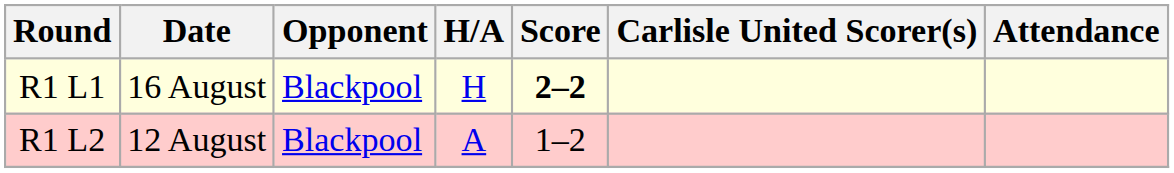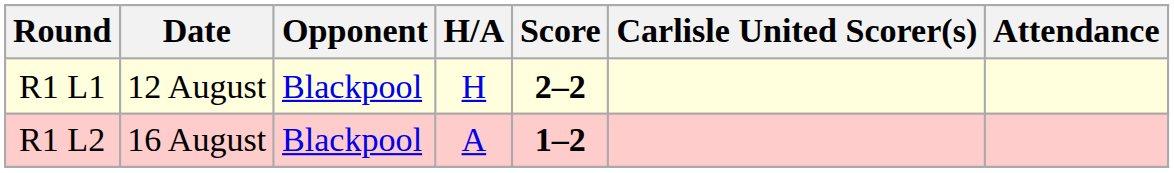(197, 85) 16 August -> (197, 85) 12 August
(197, 139) 12 August -> (197, 139) 16 August
(560, 139) normal -> (560, 139) bold
